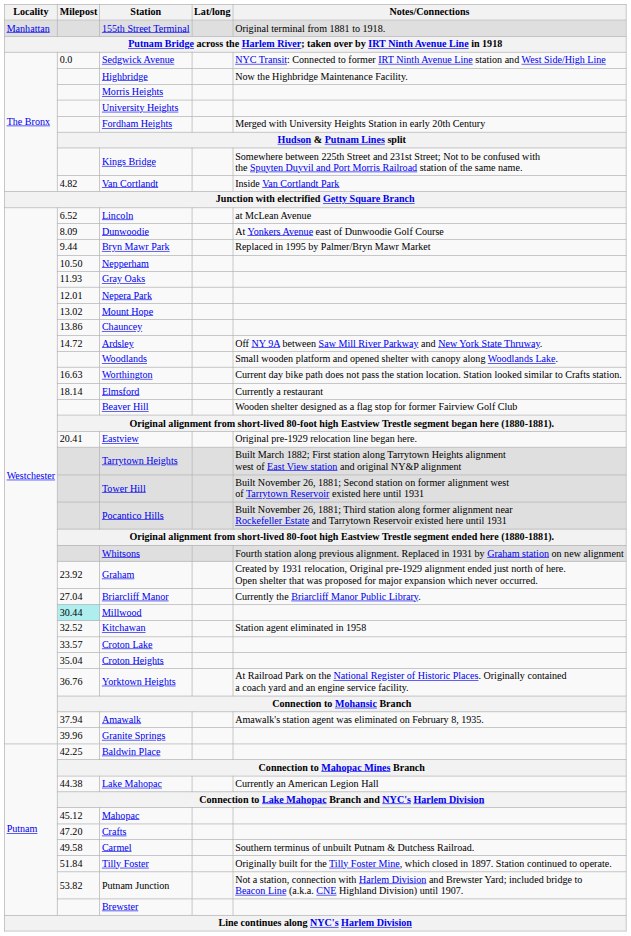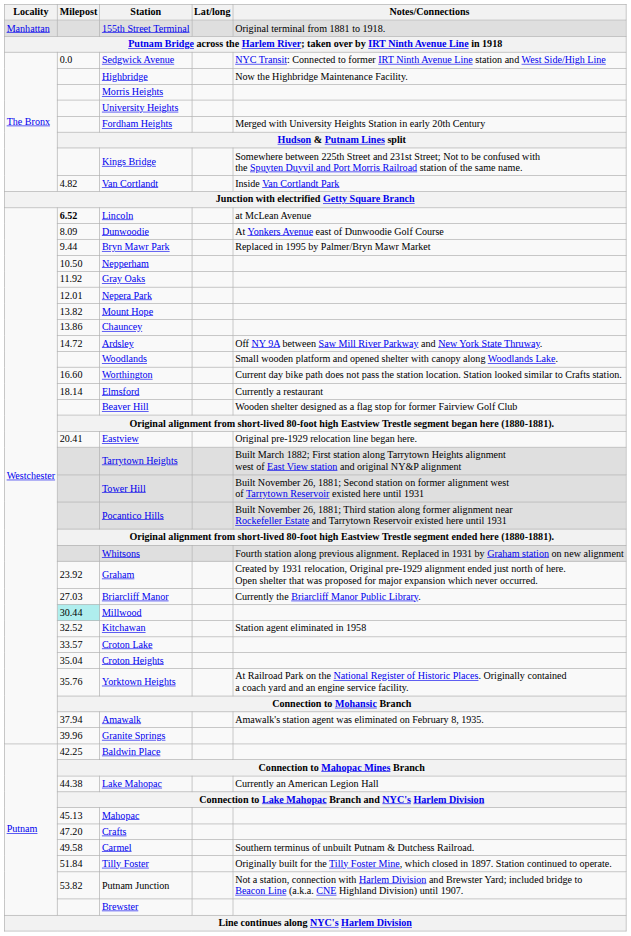(69, 215) normal -> (69, 215) bold
(71, 279) 11.93 -> (71, 279) 11.92
(71, 311) 13.02 -> (71, 311) 13.82
(71, 375) 16.63 -> (71, 375) 16.60
(71, 596) 27.04 -> (71, 596) 27.03
(71, 682) 36.76 -> (71, 682) 35.76
(71, 815) 45.12 -> (71, 815) 45.13
